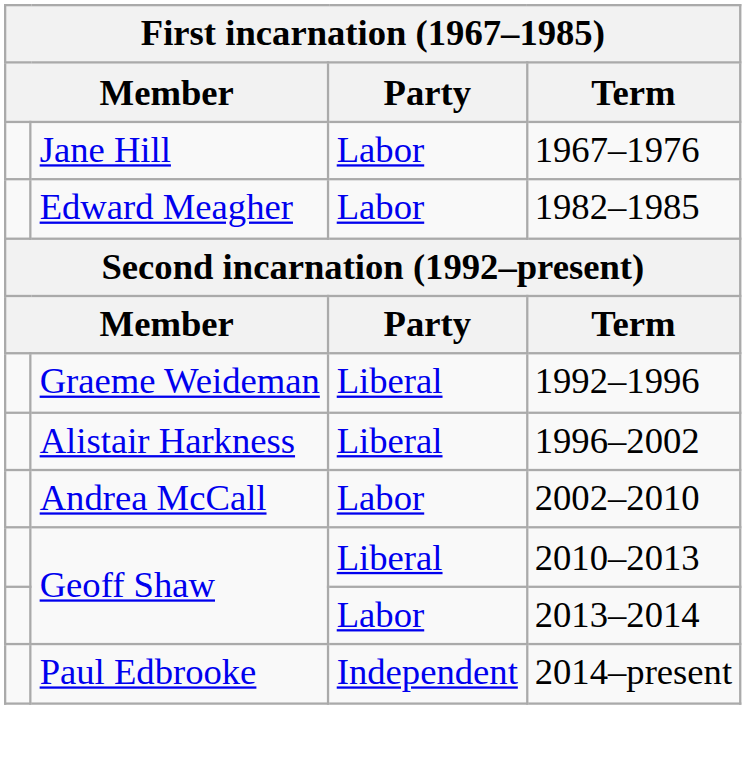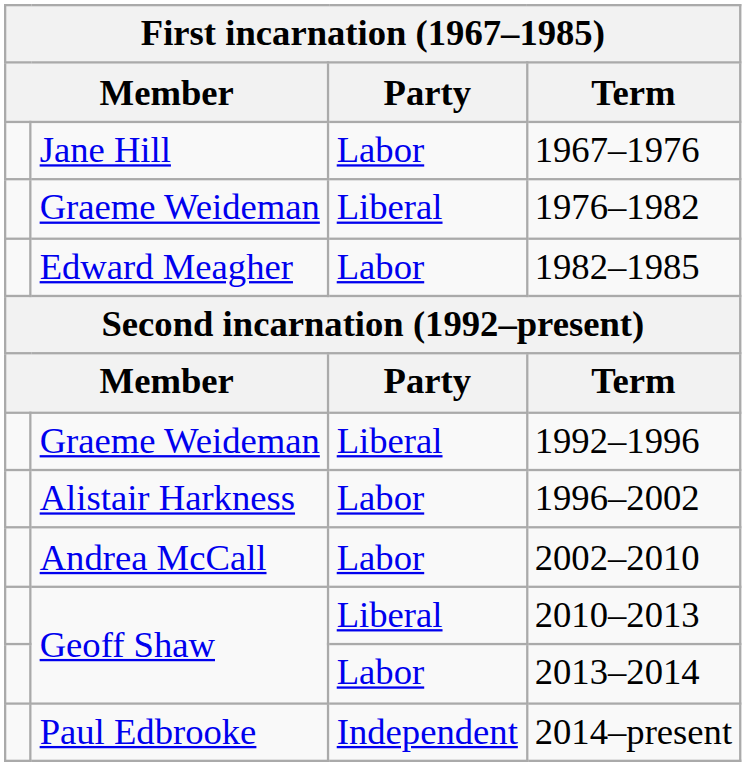+ row: (617, 207)
(390, 440) Liberal -> (380, 498) Labor
